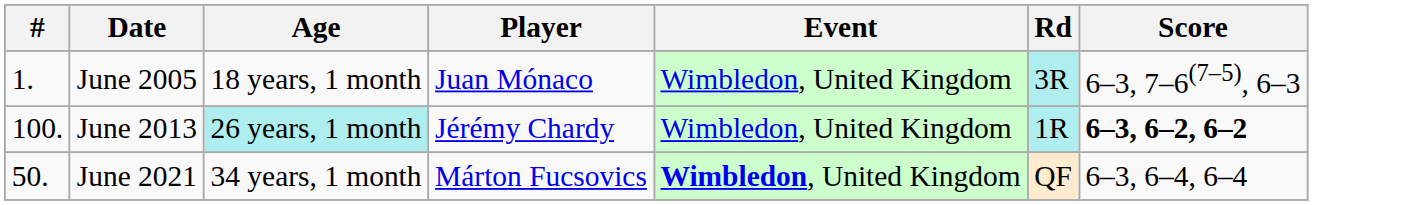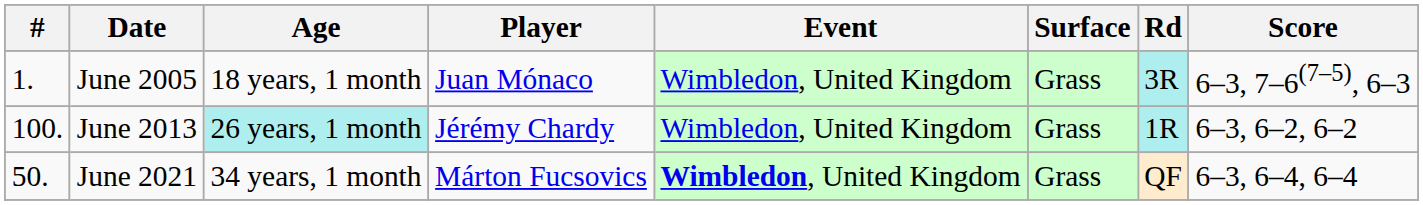+ column: (1082, 27)
(1166, 129) bold -> (1276, 129) normal
